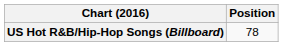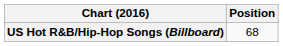(252, 32) 78 -> (252, 32) 68
